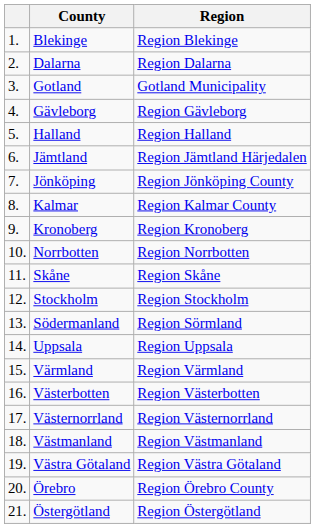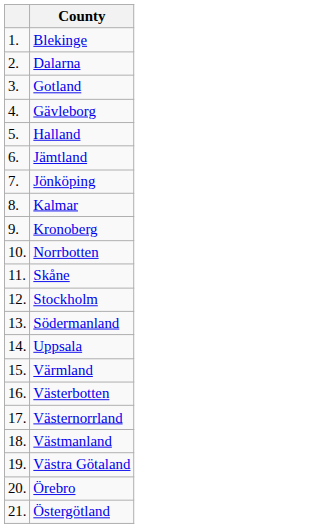- column: (222, 16)
